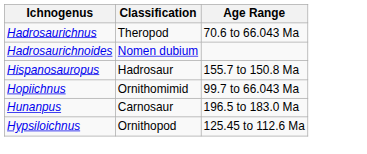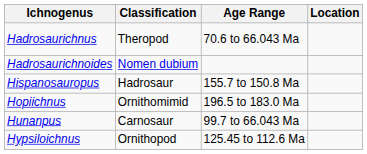+ column: (335, 13)
(251, 88) 99.7 to 66.043 Ma -> (251, 102) 196.5 to 183.0 Ma
(251, 107) 196.5 to 183.0 Ma -> (251, 121) 99.7 to 66.043 Ma
